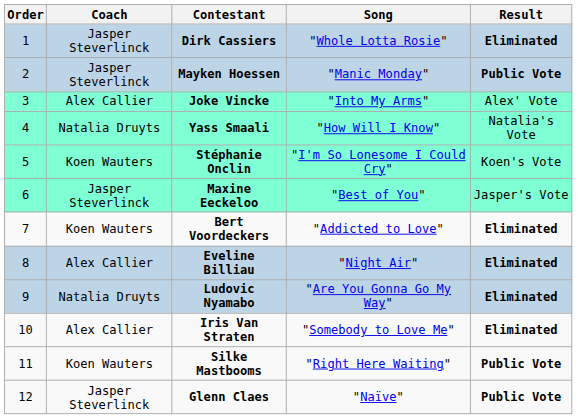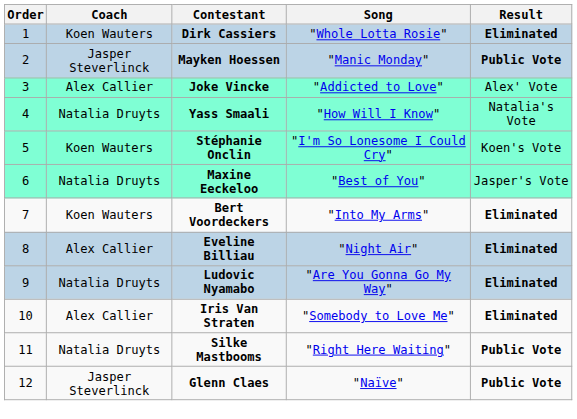(109, 41) Jasper Steverlinck -> (109, 34) Koen Wauters
(378, 101) "Into My Arms" -> (378, 87) "Addicted to Love"
(109, 195) Jasper Steverlinck -> (109, 181) Natalia Druyts
(378, 229) "Addicted to Love" -> (378, 215) "Into My Arms"
(109, 364) Koen Wauters -> (109, 350) Natalia Druyts
